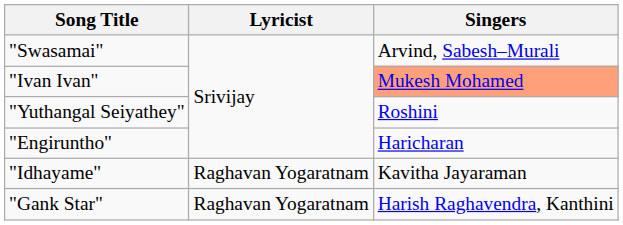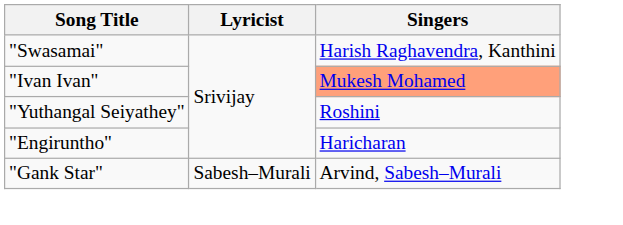(469, 50) Arvind, Sabesh–Murali -> (438, 50) Harish Raghavendra, Kanthini
- row: (55, 173)
(281, 204) Raghavan Yogaratnam -> (252, 173) Sabesh–Murali
(496, 204) Harish Raghavendra, Kanthini -> (410, 173) Arvind, Sabesh–Murali
